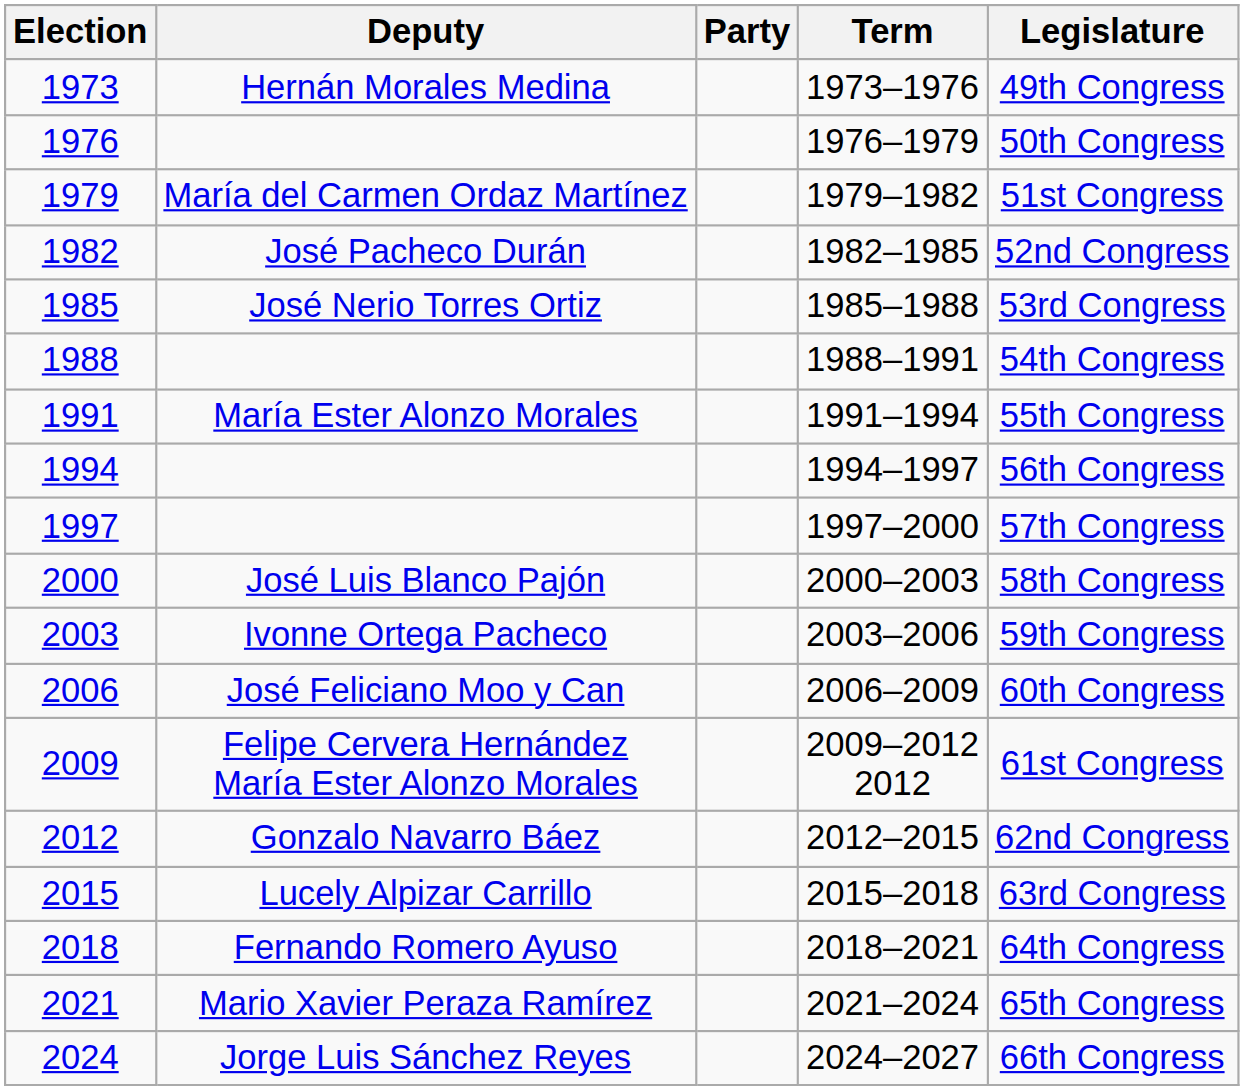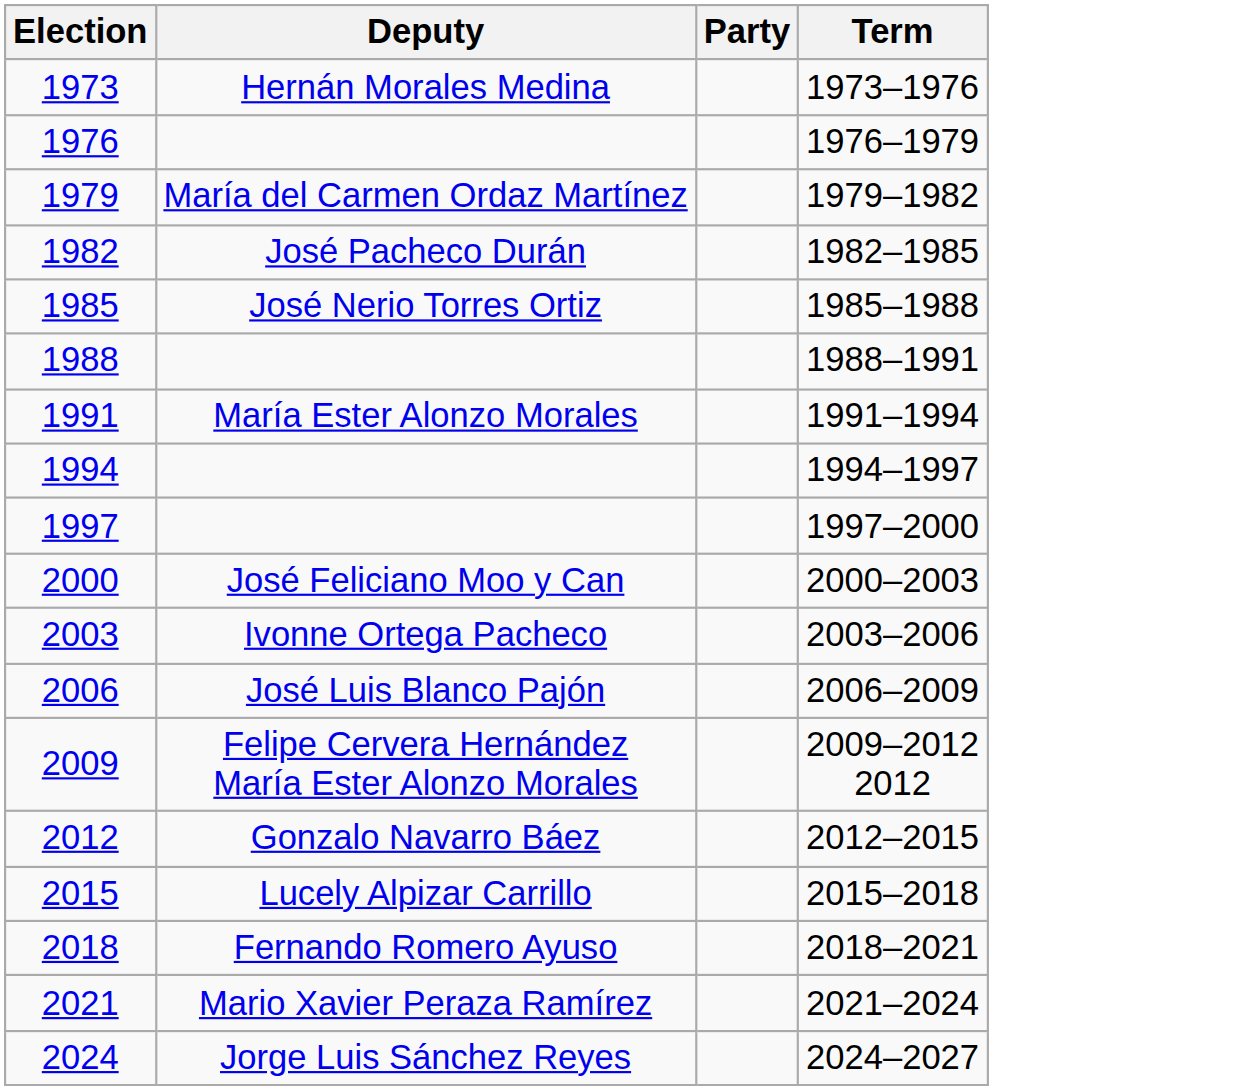- column: (1112, 31)
(426, 580) José Luis Blanco Pajón -> (426, 580) José Feliciano Moo y Can
(426, 689) José Feliciano Moo y Can -> (426, 689) José Luis Blanco Pajón
